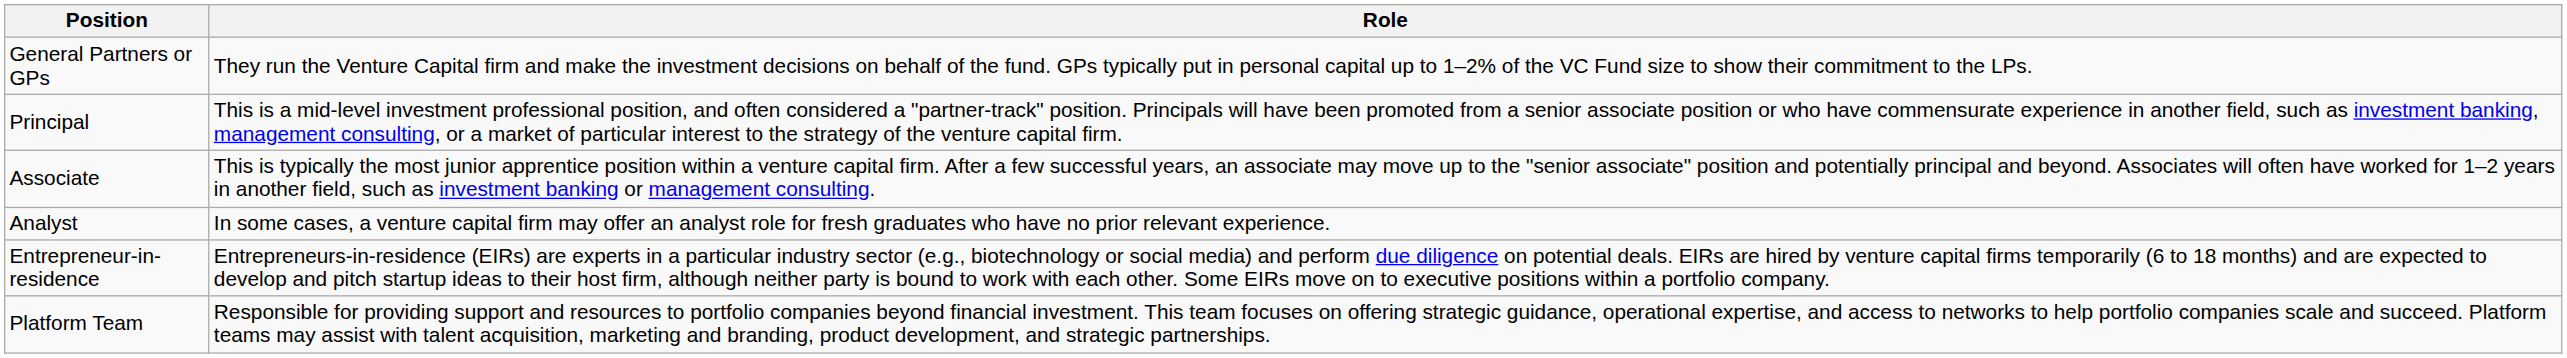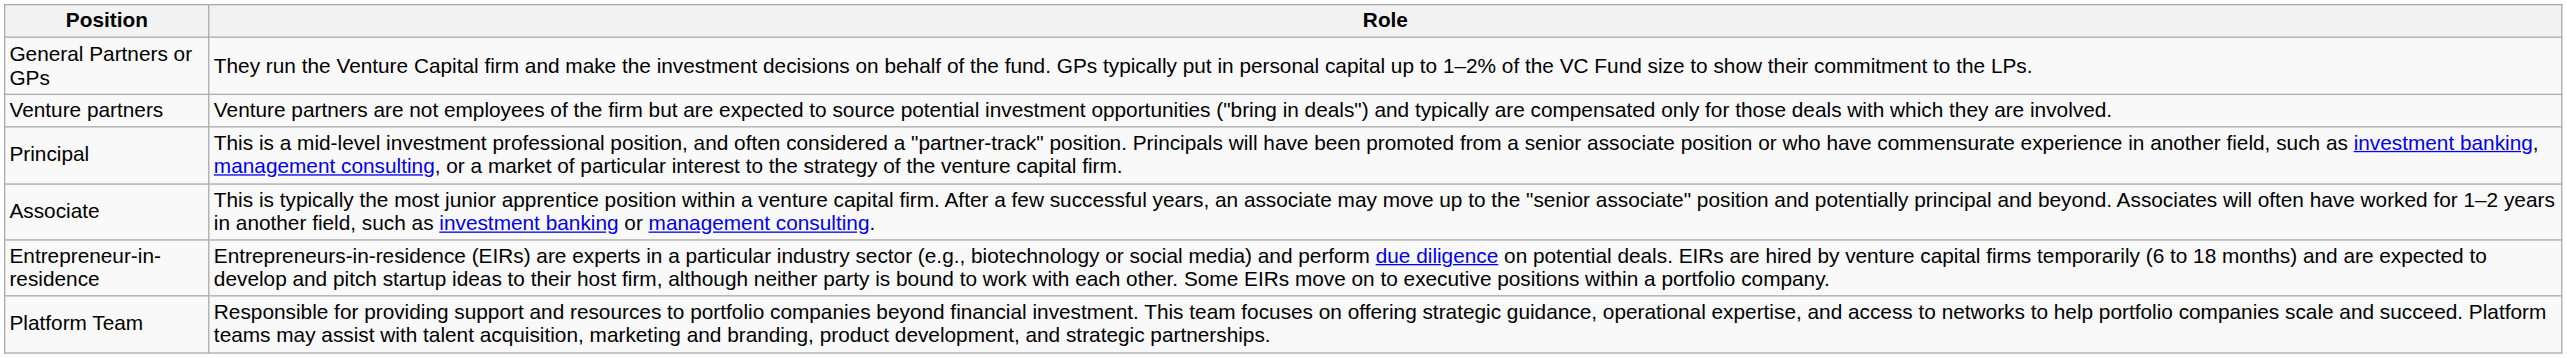+ row: (86, 110)
- row: (44, 223)
